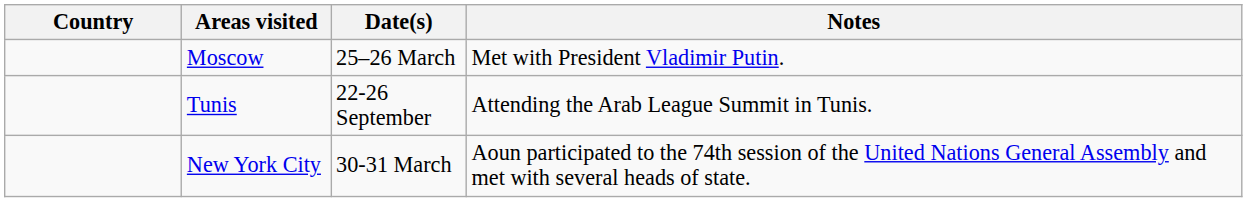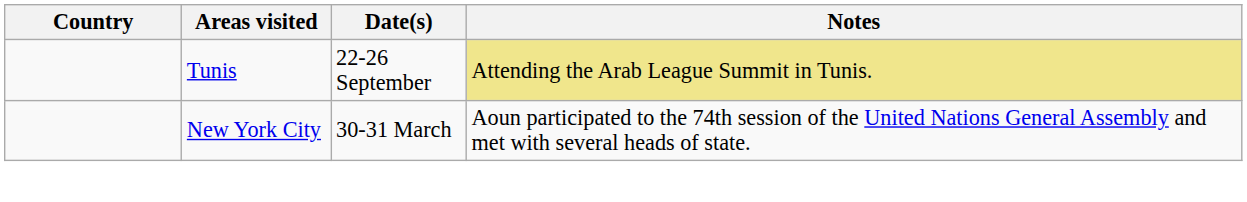- row: (225, 57)
(672, 105) no background -> (672, 69) khaki background
